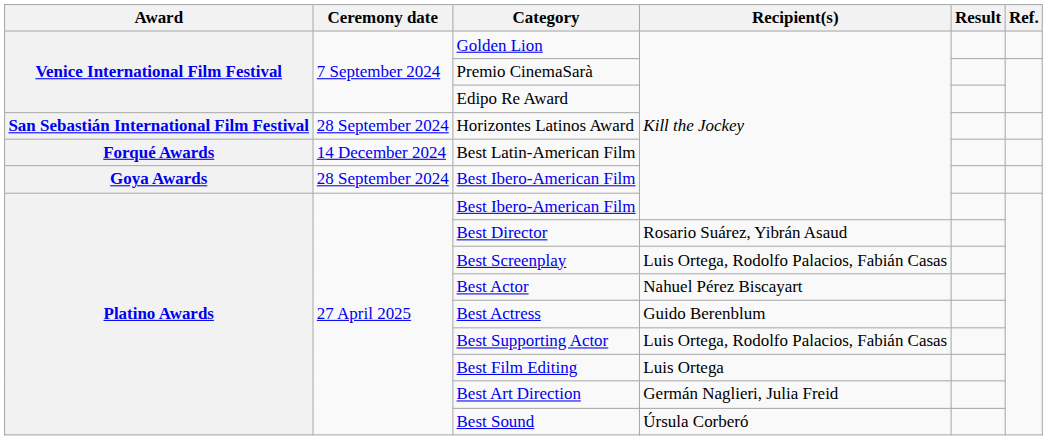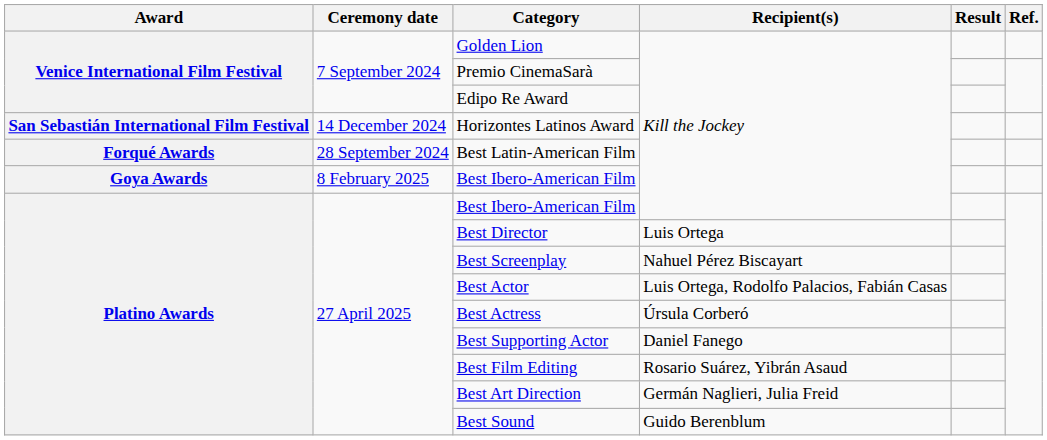(383, 125) 28 September 2024 -> (381, 125) 14 December 2024
(381, 152) 14 December 2024 -> (383, 152) 28 September 2024
(383, 179) 28 September 2024 -> (373, 179) 8 February 2025
(745, 233) Rosario Suárez, Yibrán Asaud -> (684, 233) Luis Ortega
(795, 260) Luis Ortega, Rodolfo Palacios, Fabián Casas -> (723, 260) Nahuel Pérez Biscayart
(723, 286) Nahuel Pérez Biscayart -> (795, 286) Luis Ortega, Rodolfo Palacios, Fabián Casas
(704, 313) Guido Berenblum -> (696, 313) Úrsula Corberó
(795, 340) Luis Ortega, Rodolfo Palacios, Fabián Casas -> (693, 340) Daniel Fanego
(684, 367) Luis Ortega -> (745, 367) Rosario Suárez, Yibrán Asaud
(696, 421) Úrsula Corberó -> (704, 421) Guido Berenblum
